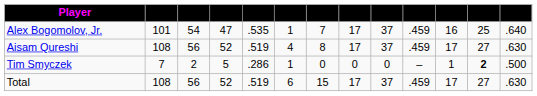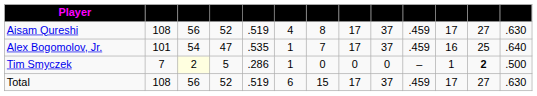rows swapped: (55, 30) <-> (43, 47)
(194, 64) no background -> (194, 64) lightyellow background
